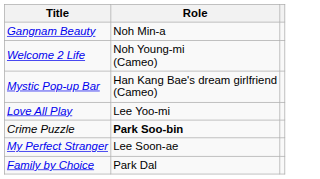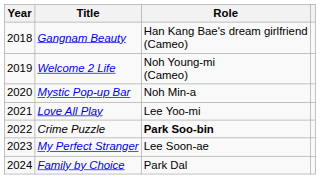+ column: (20, 13)
(139, 31) Noh Min-a -> (226, 37) Han Kang Bae's dream girlfriend (Cameo)
(195, 86) Han Kang Bae's dream girlfriend (Cameo) -> (170, 93) Noh Min-a
